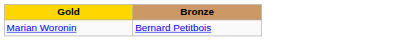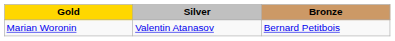+ column: (197, 12)
